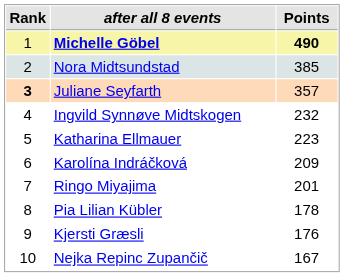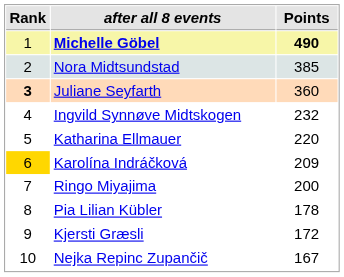(307, 91) 357 -> (307, 91) 360
(307, 139) 223 -> (307, 139) 220
(28, 163) no background -> (28, 163) gold background
(307, 187) 201 -> (307, 187) 200
(307, 235) 176 -> (307, 235) 172
